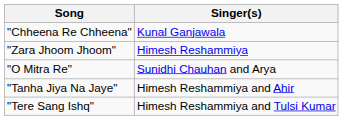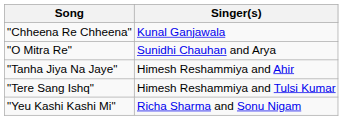- row: (62, 50)
+ row: (61, 106)
